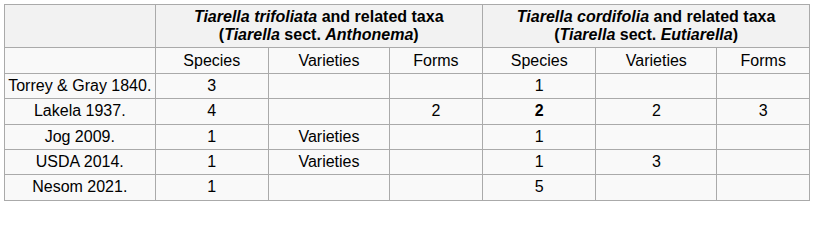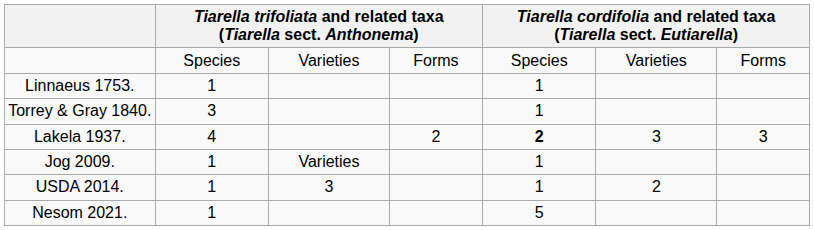+ row: (80, 85)
(656, 111) 2 -> (656, 136) 3
(329, 162) Varieties -> (329, 187) 3
(656, 162) 3 -> (656, 187) 2
